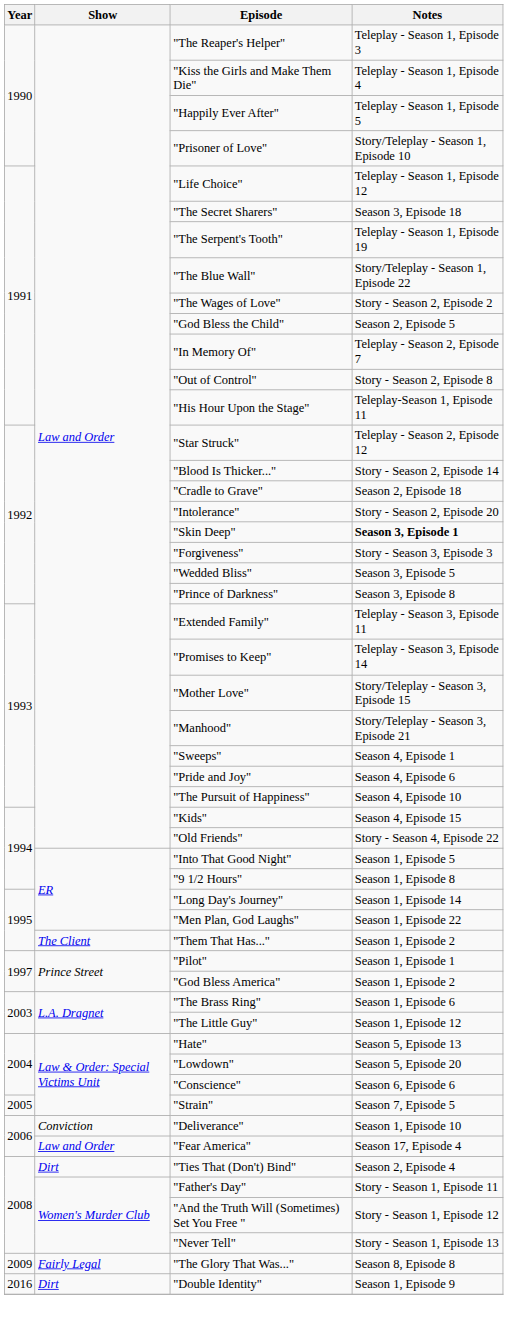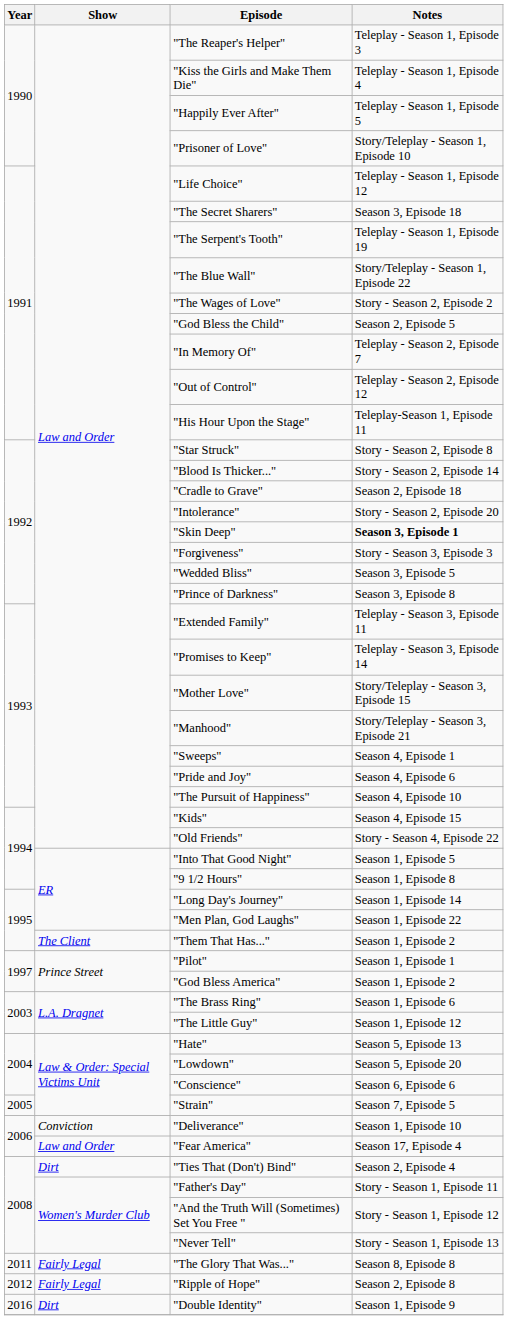(424, 379) Story - Season 2, Episode 8 -> (427, 387) Teleplay - Season 2, Episode 12
(427, 442) Teleplay - Season 2, Episode 12 -> (424, 450) Story - Season 2, Episode 8
(20, 1263) 2009 -> (20, 1263) 2011
+ row: (217, 1284)
